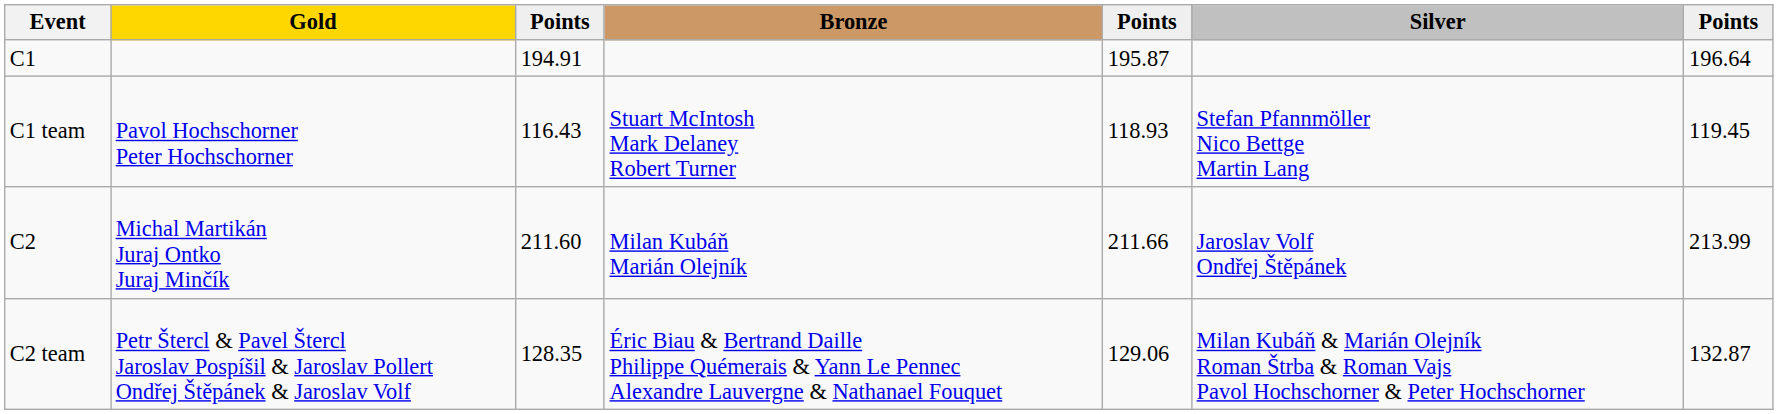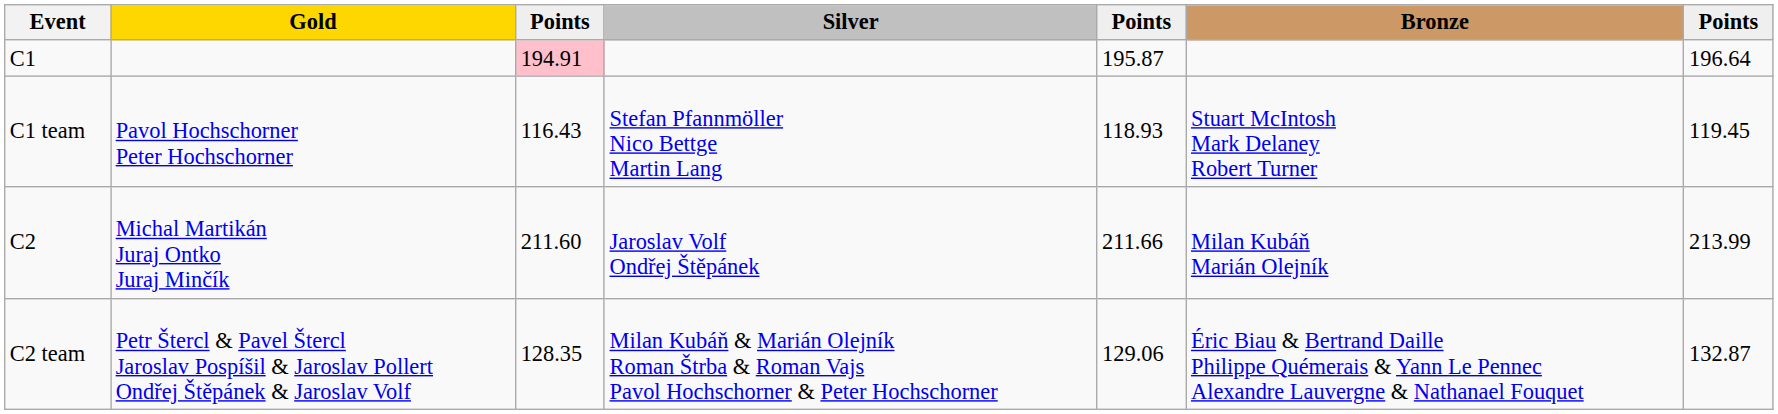columns swapped: (1438, 22) <-> (853, 22)
(551, 57) no background -> (551, 57) pink background
